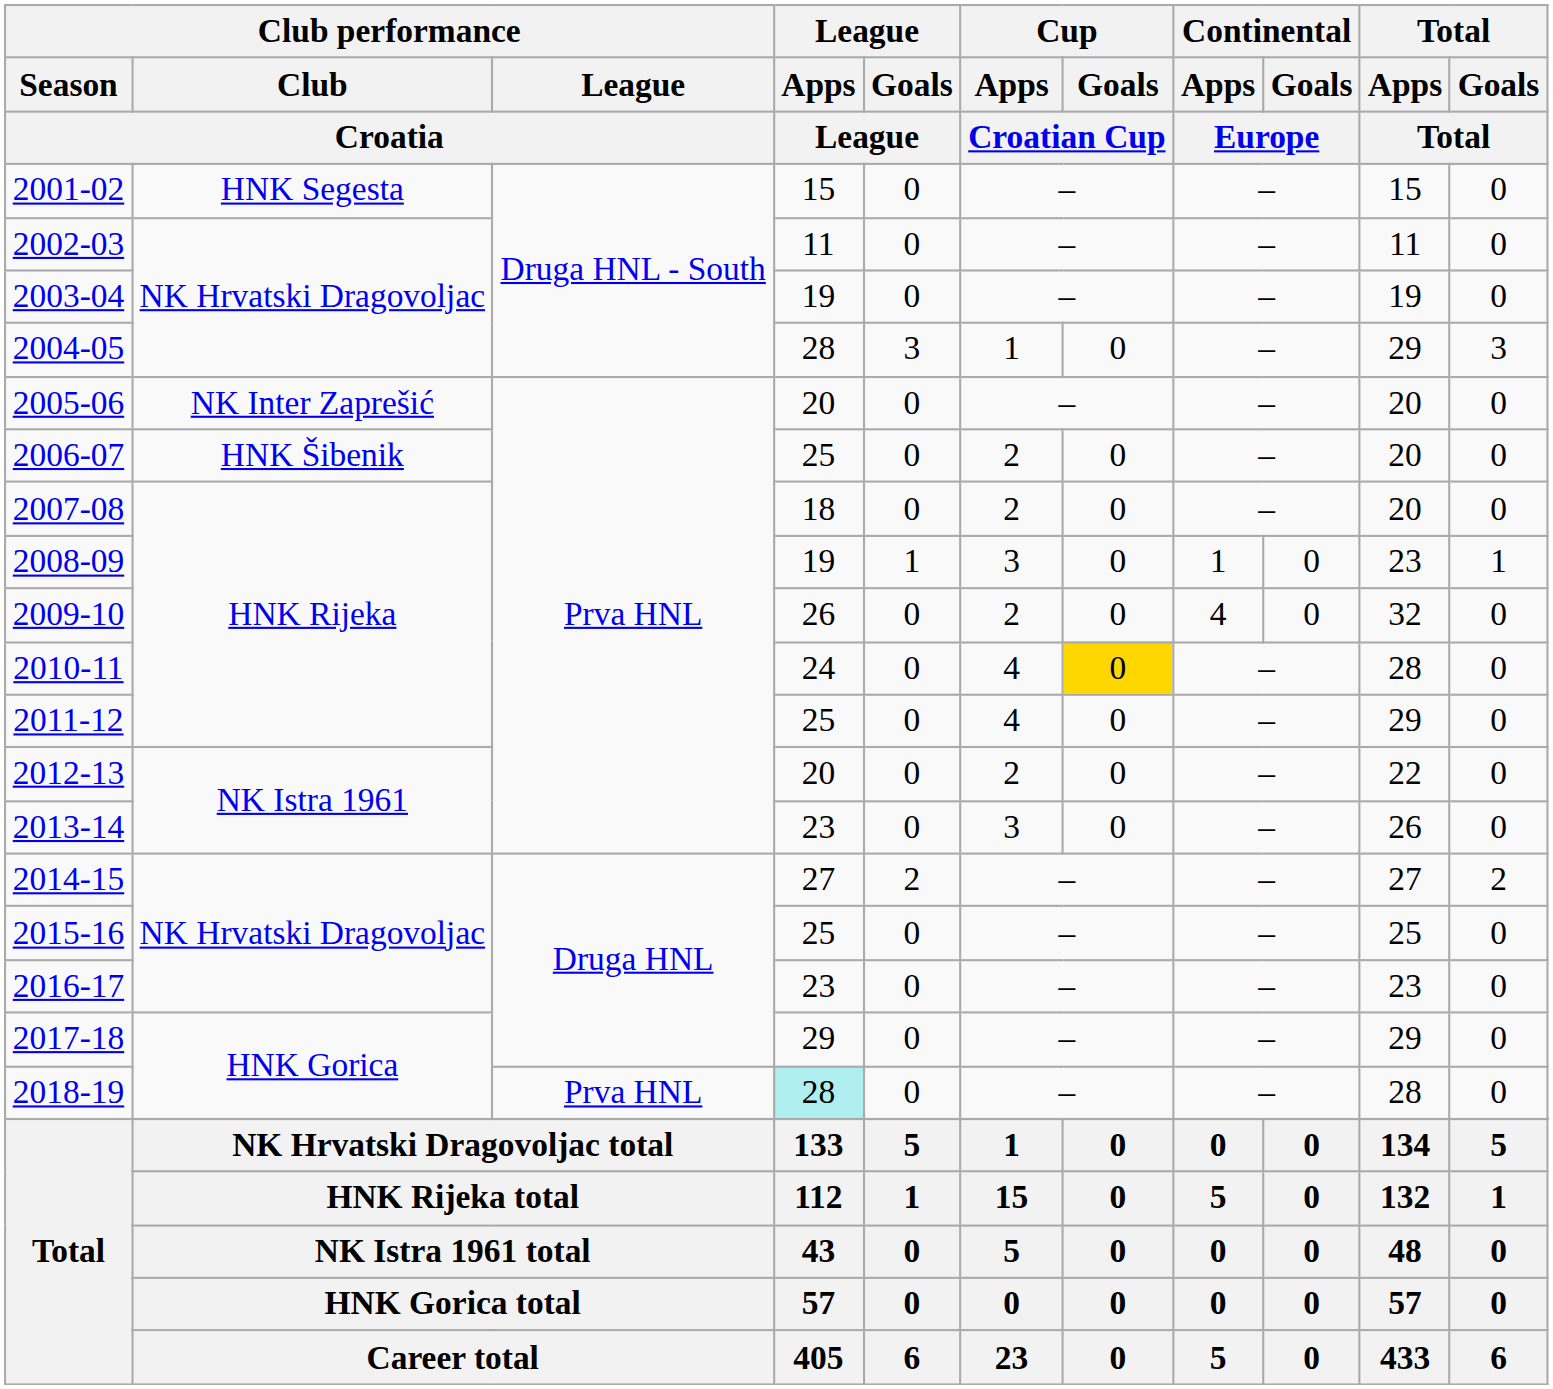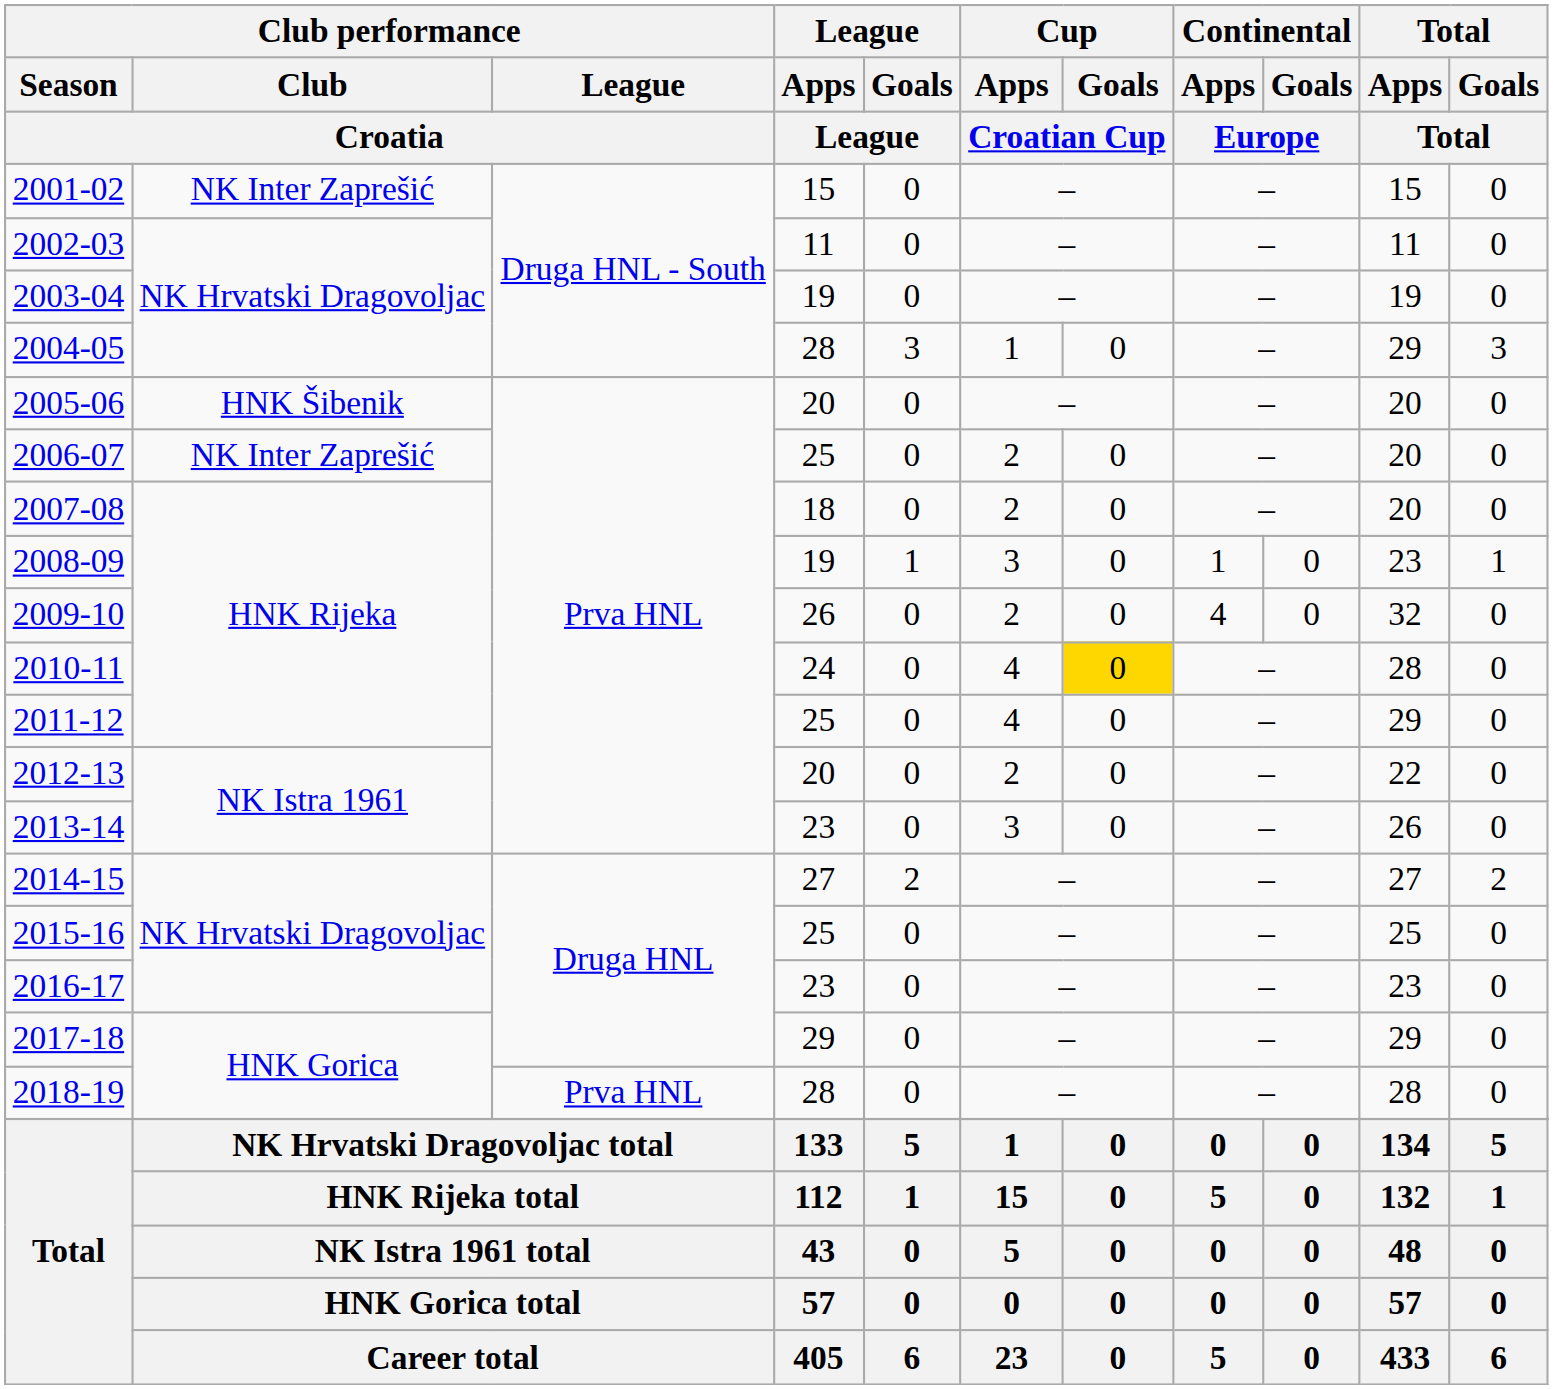(312, 190) HNK Segesta -> (312, 190) NK Inter Zaprešić
(312, 402) NK Inter Zaprešić -> (312, 402) HNK Šibenik
(312, 455) HNK Šibenik -> (312, 455) NK Inter Zaprešić
(818, 1091) paleturquoise background -> (818, 1091) no background
